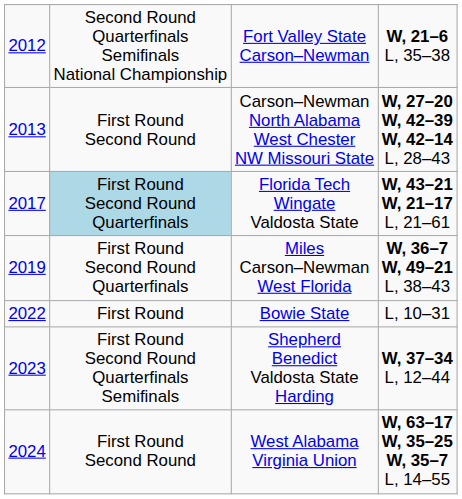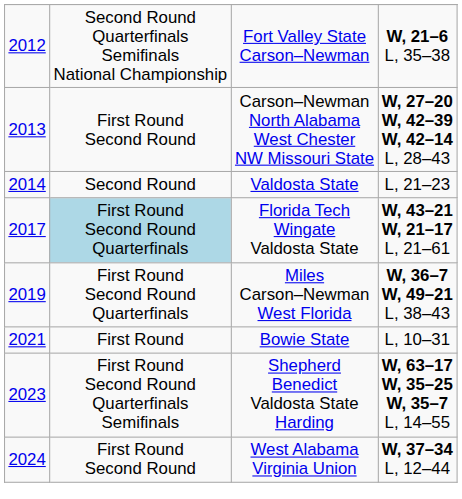+ row: (305, 184)
(27, 313) 2022 -> (27, 340) 2021
(417, 368) W, 37–34 L, 12–44 -> (417, 395) W, 63–17 W, 35–25 W, 35–7 L, 14–55
(417, 451) W, 63–17 W, 35–25 W, 35–7 L, 14–55 -> (417, 459) W, 37–34 L, 12–44
